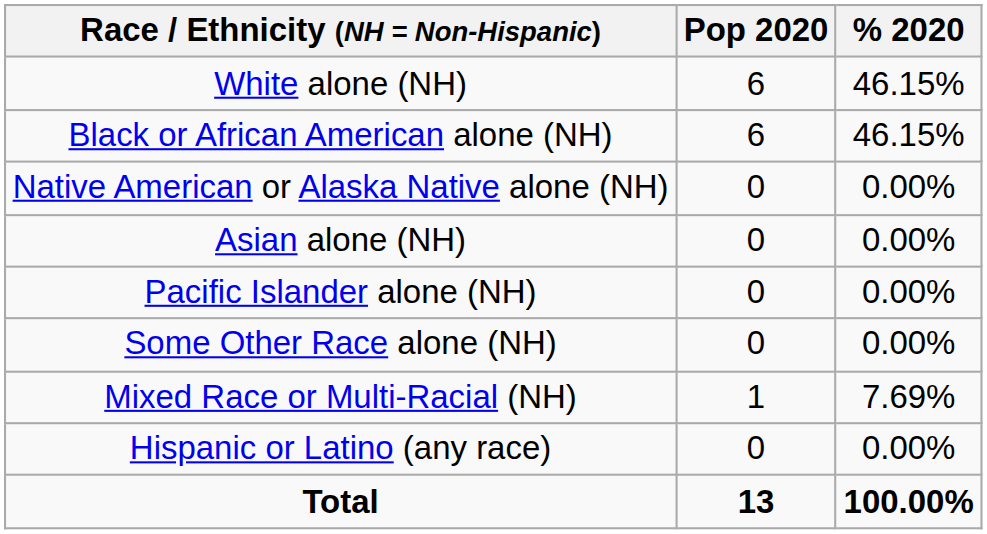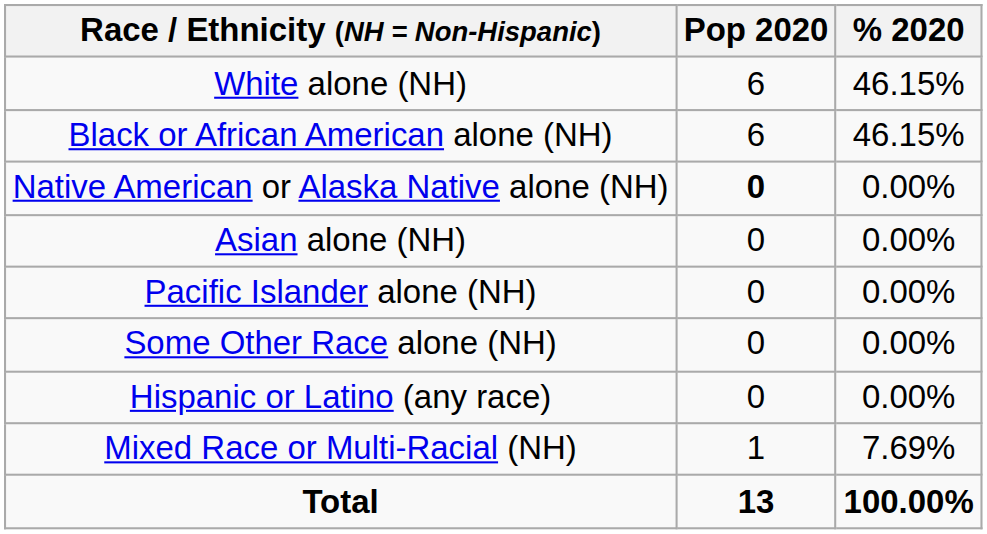(756, 187) normal -> (756, 187) bold
rows swapped: (341, 396) <-> (341, 448)
